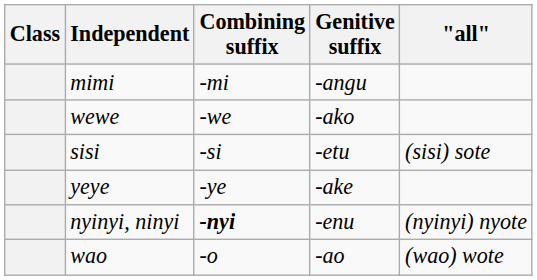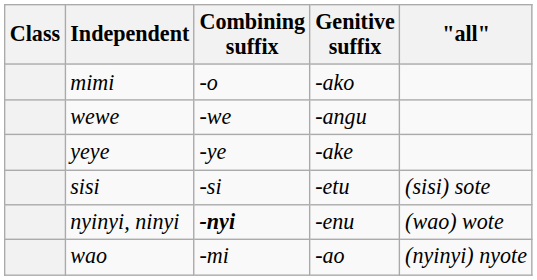(214, 81) -mi -> (209, 81) -o
(341, 81) -angu -> (335, 81) -ako
(335, 116) -ako -> (341, 116) -angu
rows swapped: (90, 186) <-> (85, 151)
(466, 221) (nyinyi) nyote -> (454, 221) (wao) wote
(209, 256) -o -> (214, 256) -mi
(454, 256) (wao) wote -> (466, 256) (nyinyi) nyote
